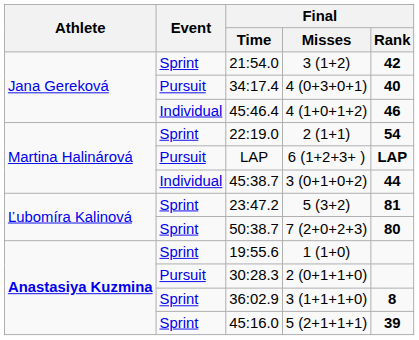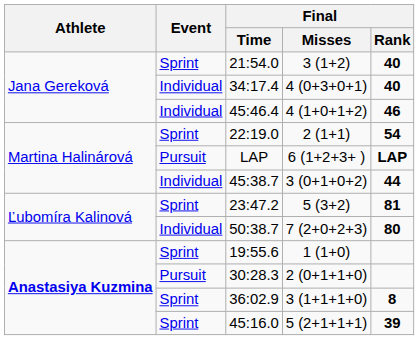(392, 63) 42 -> (392, 63) 40
(183, 87) Pursuit -> (191, 87) Individual
(179, 228) Sprint -> (191, 228) Individual
